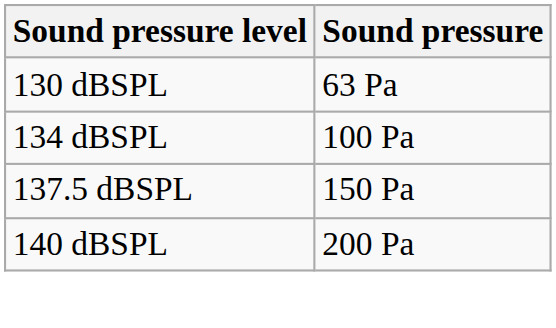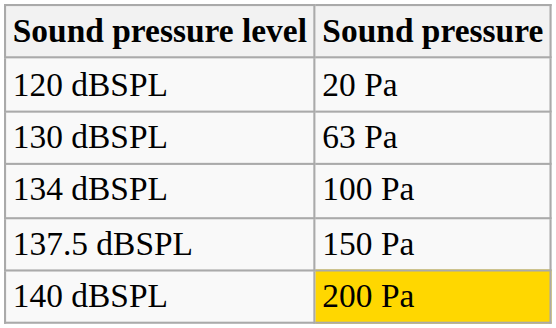+ row: (90, 84)
(368, 243) no background -> (368, 296) gold background
